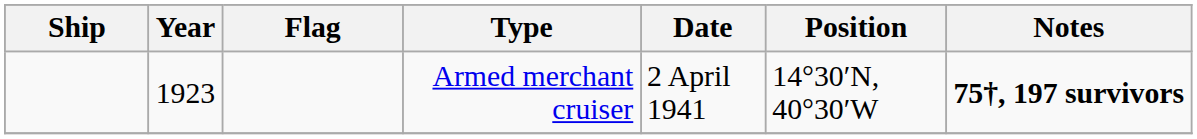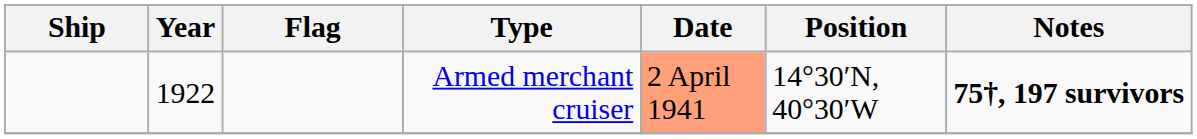(185, 92) 1923 -> (185, 92) 1922
(689, 92) no background -> (689, 92) lightsalmon background
